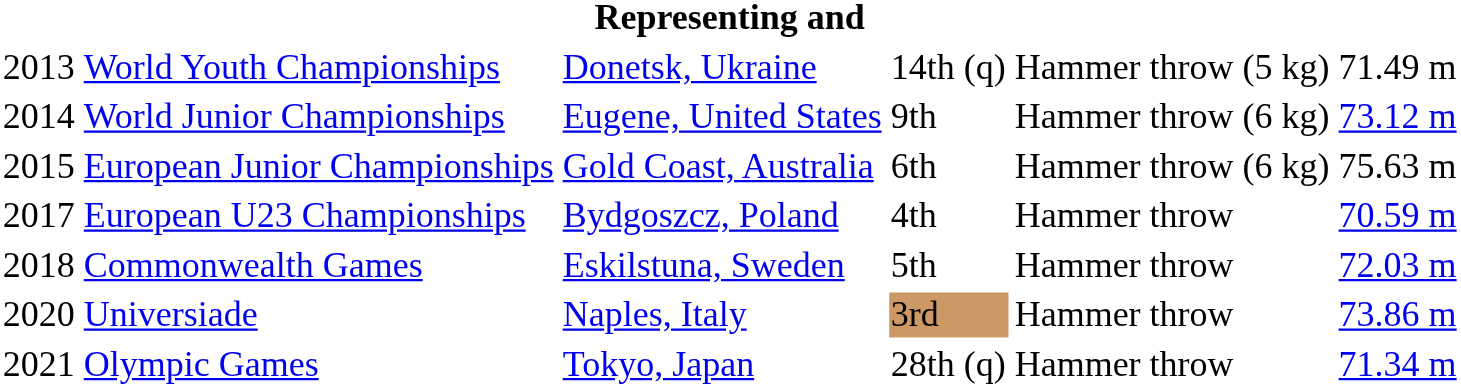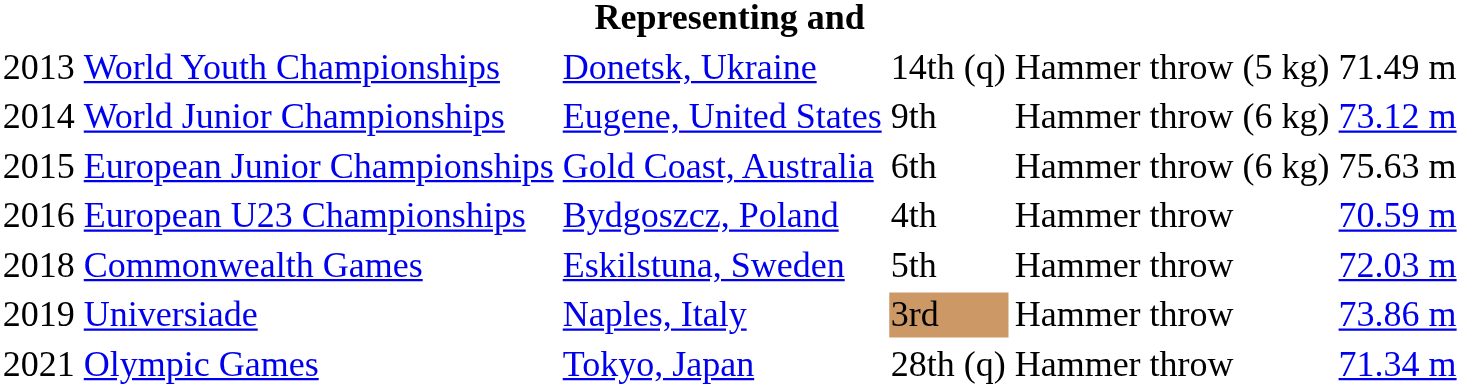(39, 215) 2017 -> (39, 215) 2016
(39, 314) 2020 -> (39, 314) 2019
